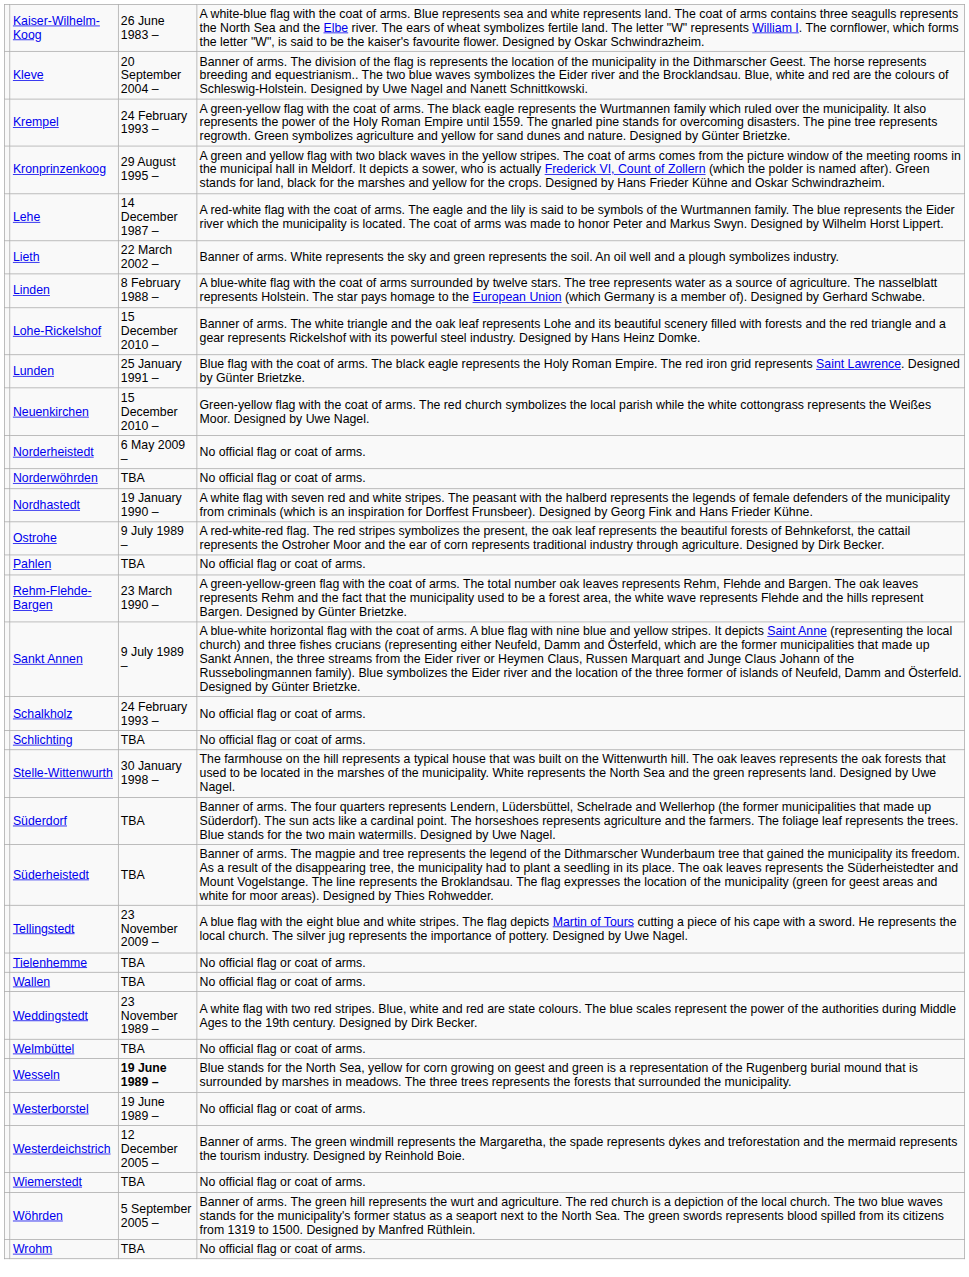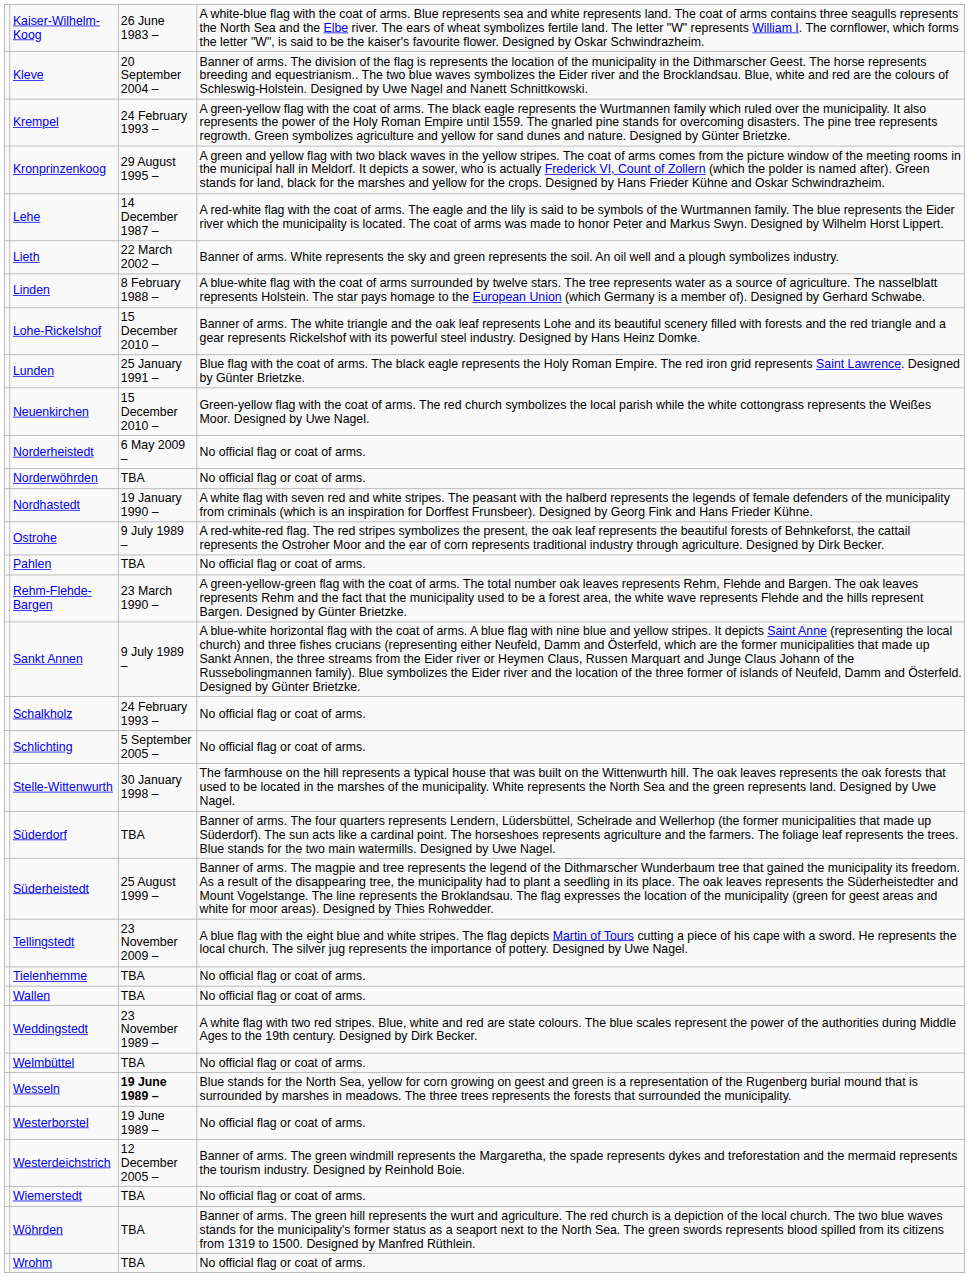(133, 740) TBA -> (156, 747) 5 September 2005 –
(133, 875) TBA -> (148, 888) 25 August 1999 –
(156, 1215) 5 September 2005 – -> (133, 1229) TBA
